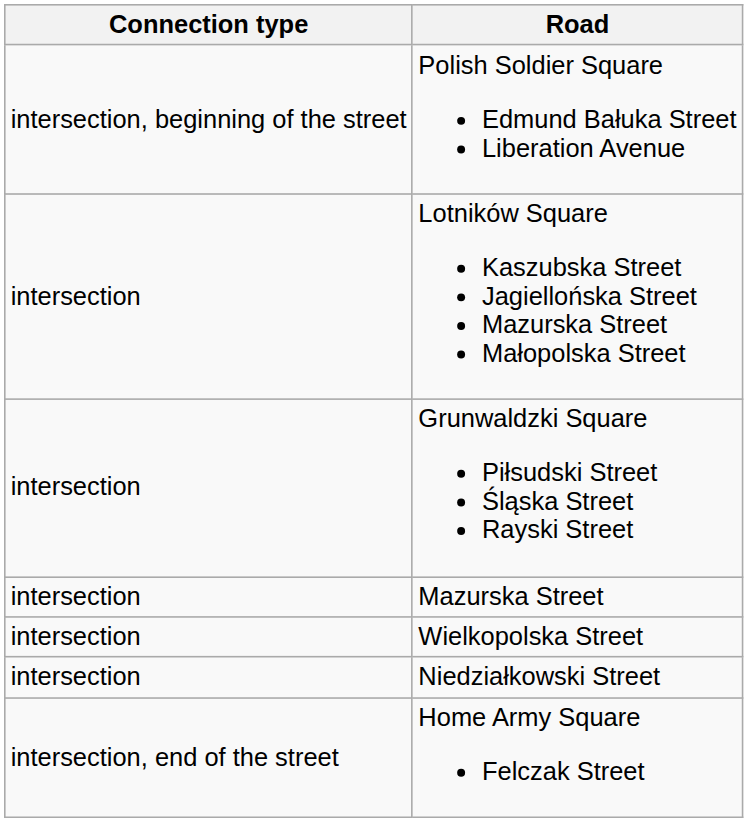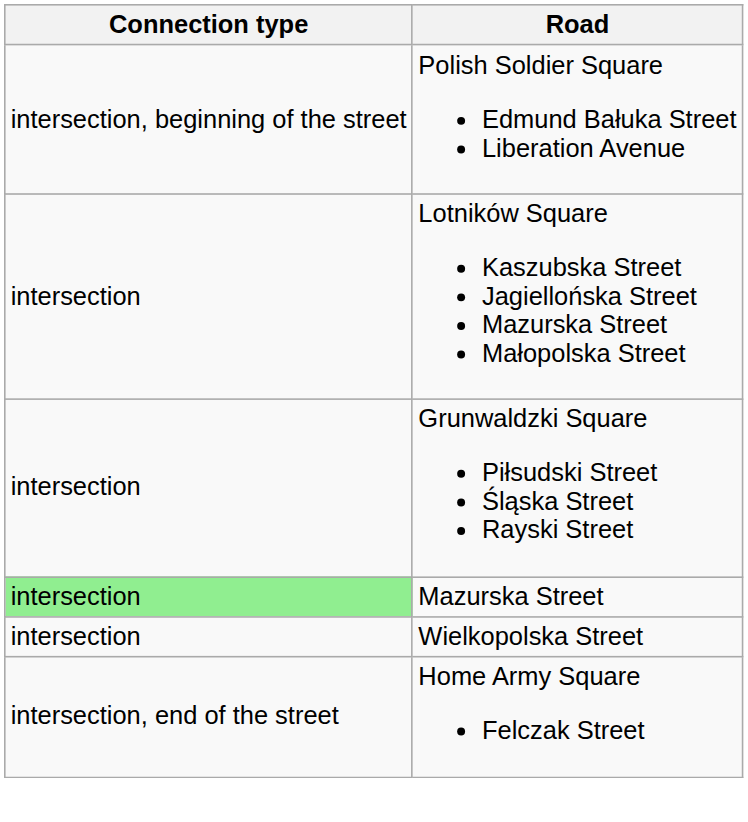(76, 596) no background -> (76, 596) lightgreen background
- row: (539, 676)
